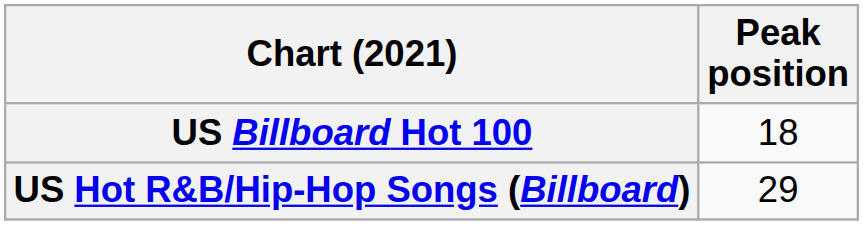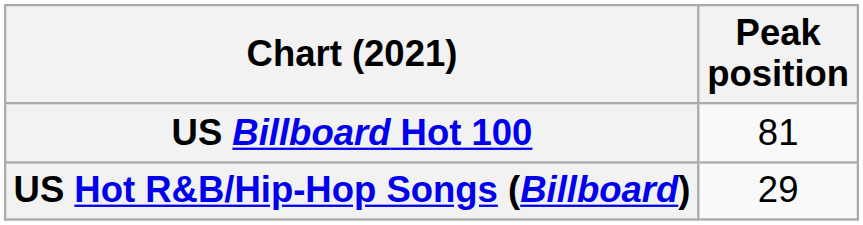(778, 132) 18 -> (778, 132) 81
